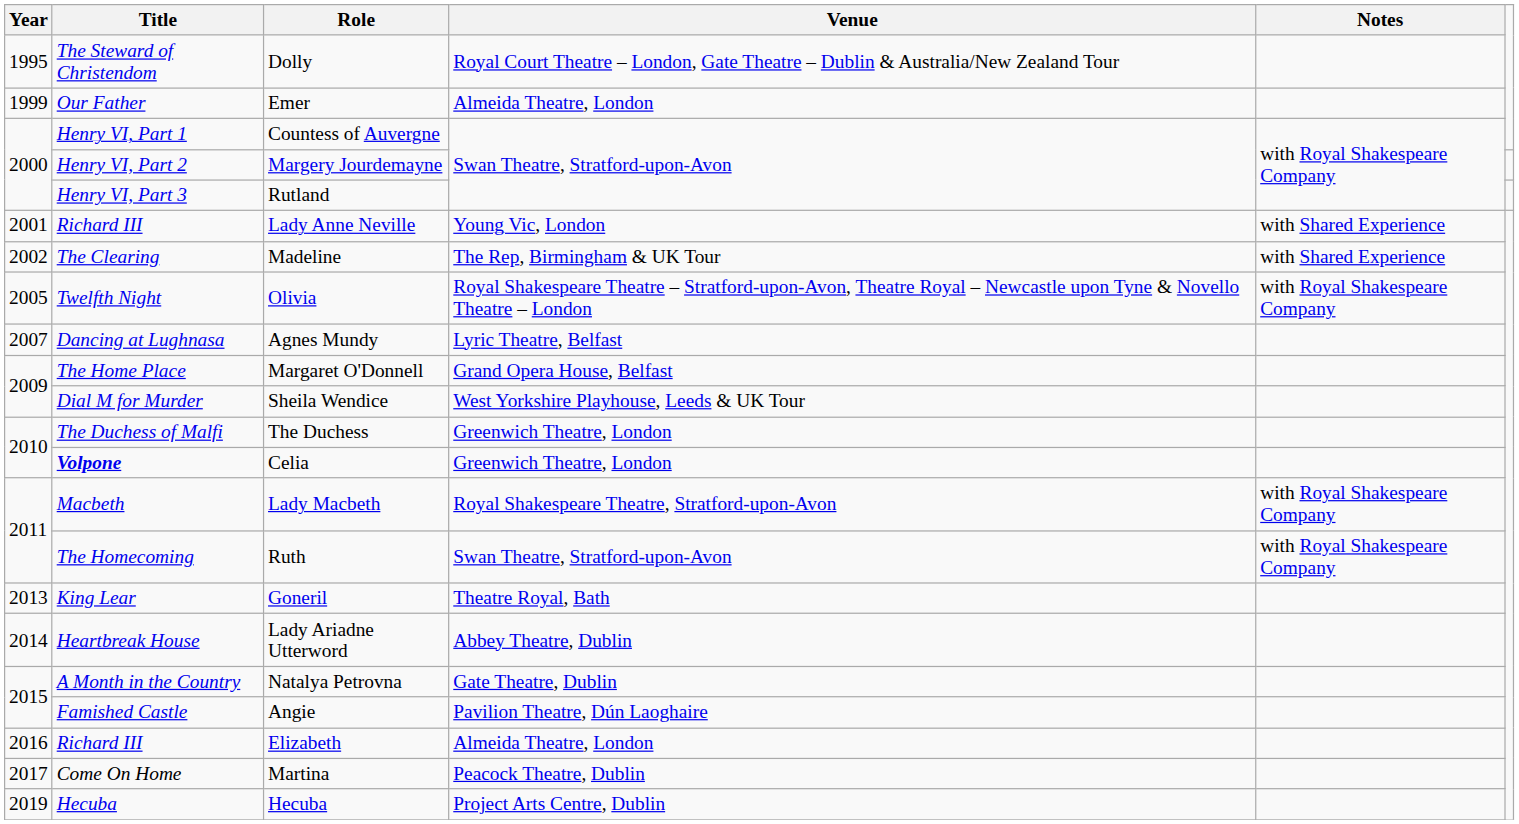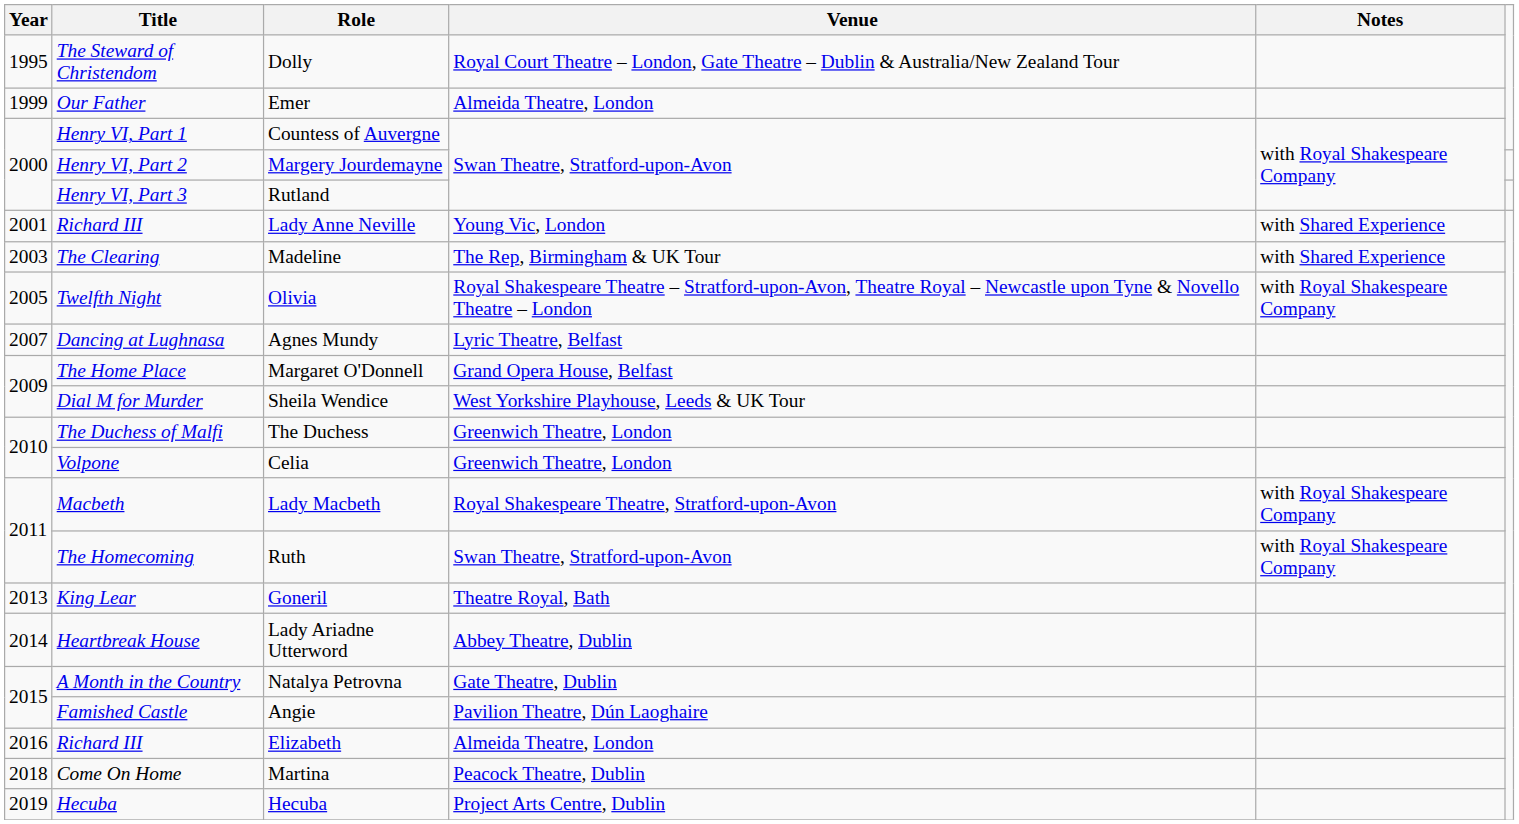(28, 256) 2002 -> (28, 256) 2003
(89, 462) bold -> (88, 462) normal
(28, 773) 2017 -> (28, 773) 2018
